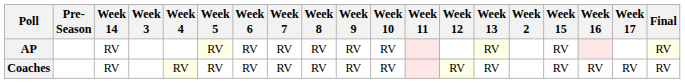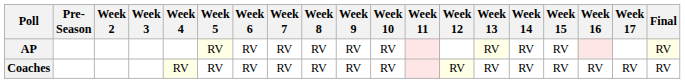columns swapped: (526, 22) <-> (112, 22)
